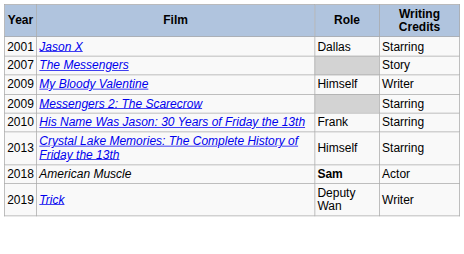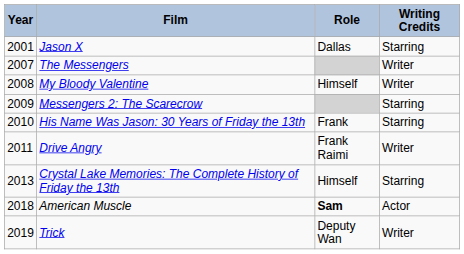(396, 65) Story -> (398, 65) Writer
(20, 84) 2009 -> (20, 84) 2008
+ row: (70, 148)
